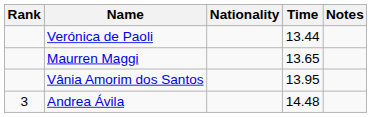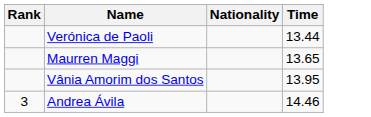- column: (345, 15)
(303, 101) 14.48 -> (303, 101) 14.46
